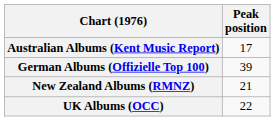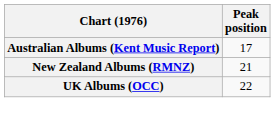- row: (113, 67)
